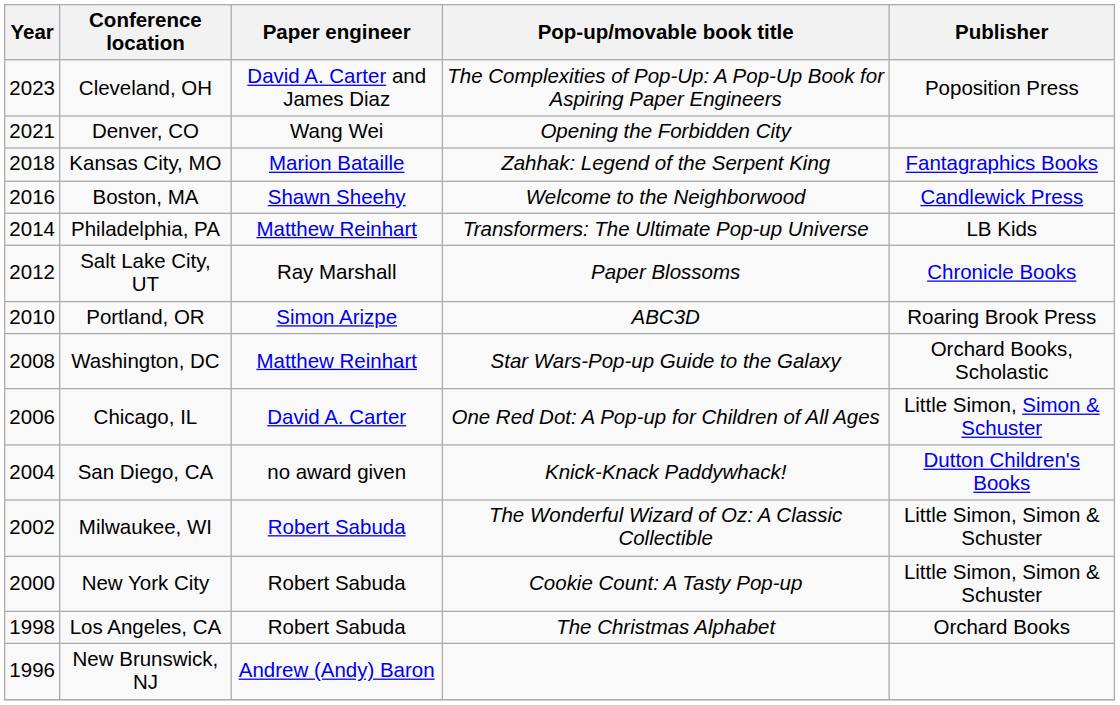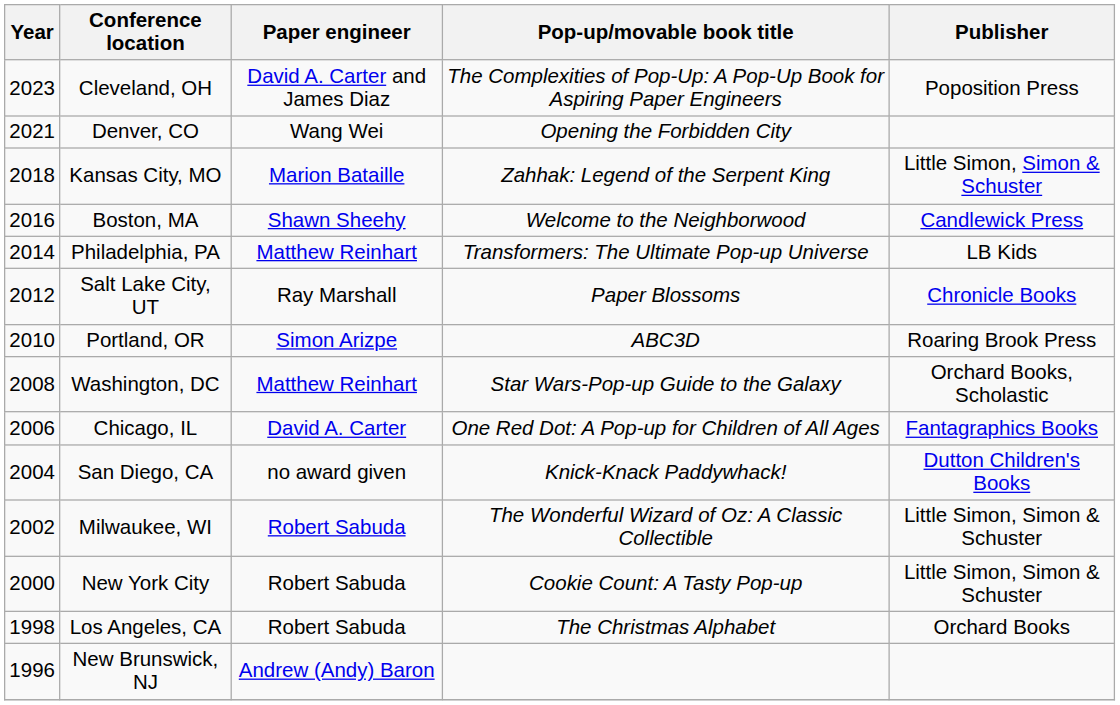(1002, 164) Fantagraphics Books -> (1002, 175) Little Simon, Simon & Schuster
(1002, 416) Little Simon, Simon & Schuster -> (1002, 428) Fantagraphics Books
